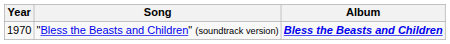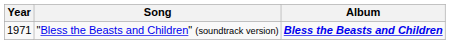(19, 30) 1970 -> (19, 30) 1971
